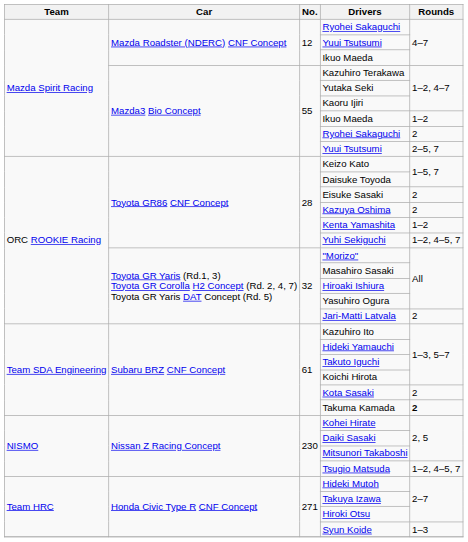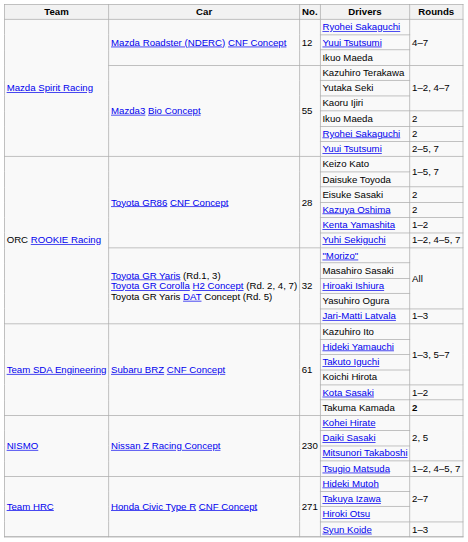(420, 118) 1–2 -> (415, 118) 2
(415, 316) 2 -> (420, 316) 1–3
(415, 392) 2 -> (420, 392) 1–2
